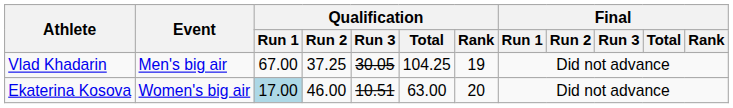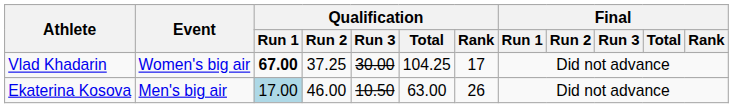(183, 66) Men's big air -> (194, 66) Women's big air
(278, 66) normal -> (278, 66) bold
(375, 66) 30.05 -> (375, 66) 30.00
(476, 66) 19 -> (476, 66) 17
(194, 90) Women's big air -> (183, 90) Men's big air
(375, 90) 10.51 -> (375, 90) 10.50
(476, 90) 20 -> (476, 90) 26
